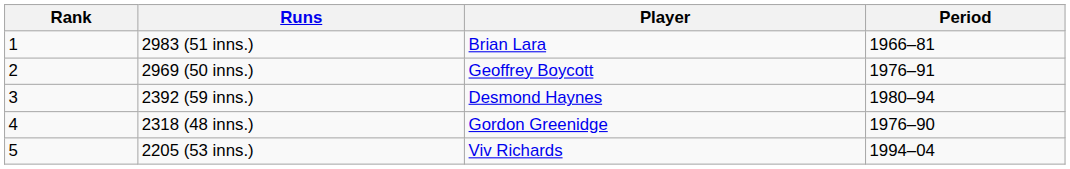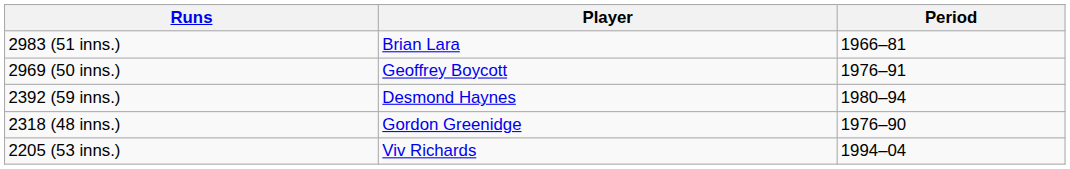- column: (71, 17)
